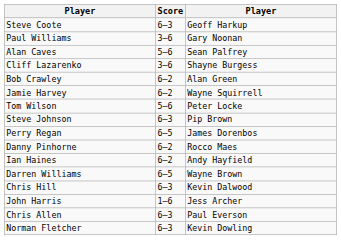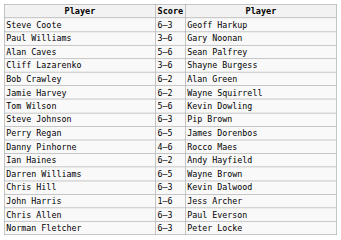(215, 106) Peter Locke -> (220, 106) Kevin Dowling
(165, 147) 6–2 -> (165, 147) 4–6
(220, 228) Kevin Dowling -> (215, 228) Peter Locke
